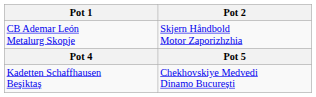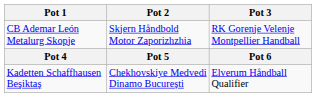+ column: (260, 12)
